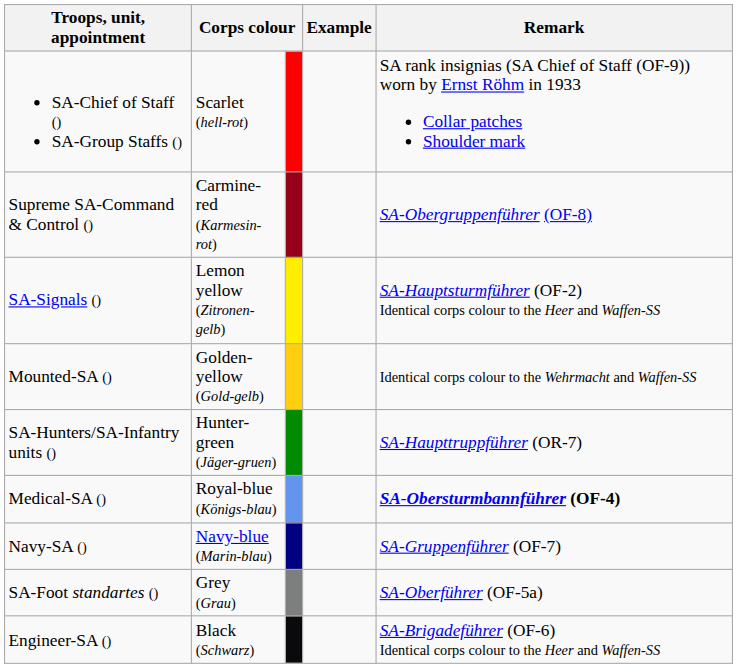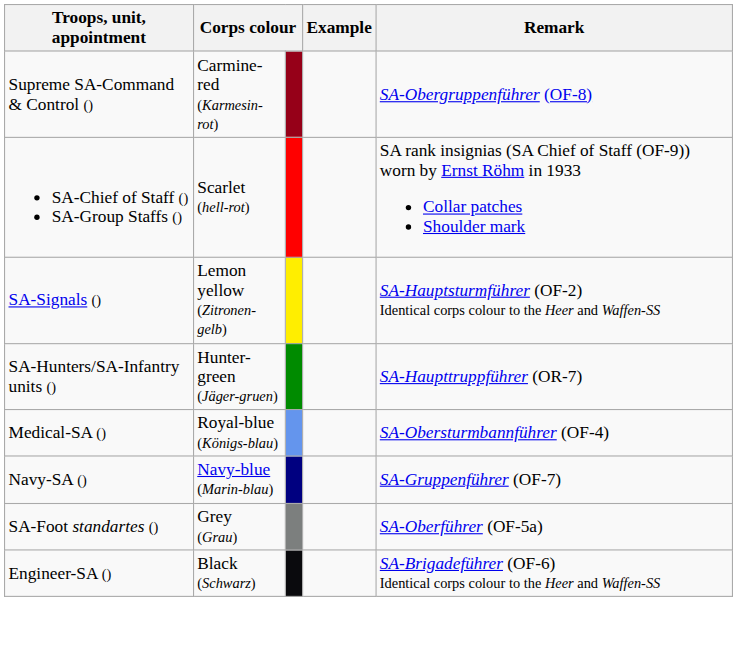rows swapped: (91, 214) <-> (98, 121)
- row: (60, 376)
(500, 499) bold -> (494, 432) normal
